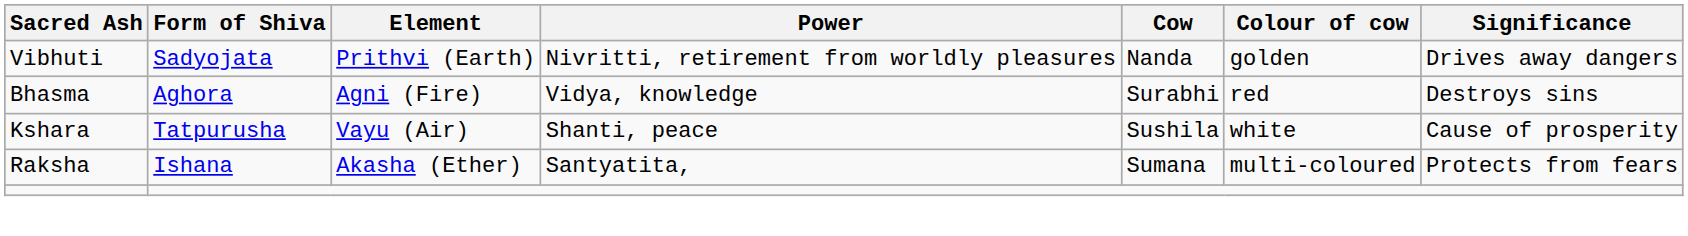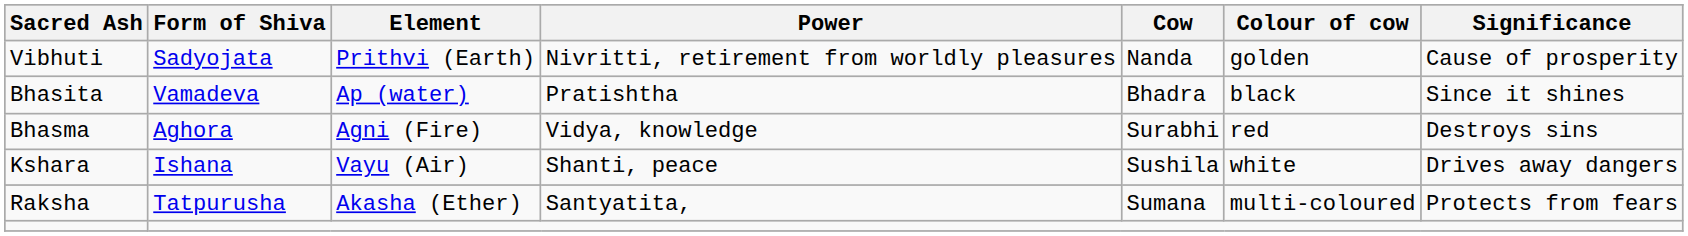(1552, 59) Drives away dangers -> (1552, 59) Cause of prosperity
+ row: (57, 95)
(220, 131) Tatpurusha -> (193, 167) Ishana
(1552, 131) Cause of prosperity -> (1552, 167) Drives away dangers
(193, 167) Ishana -> (220, 203) Tatpurusha
